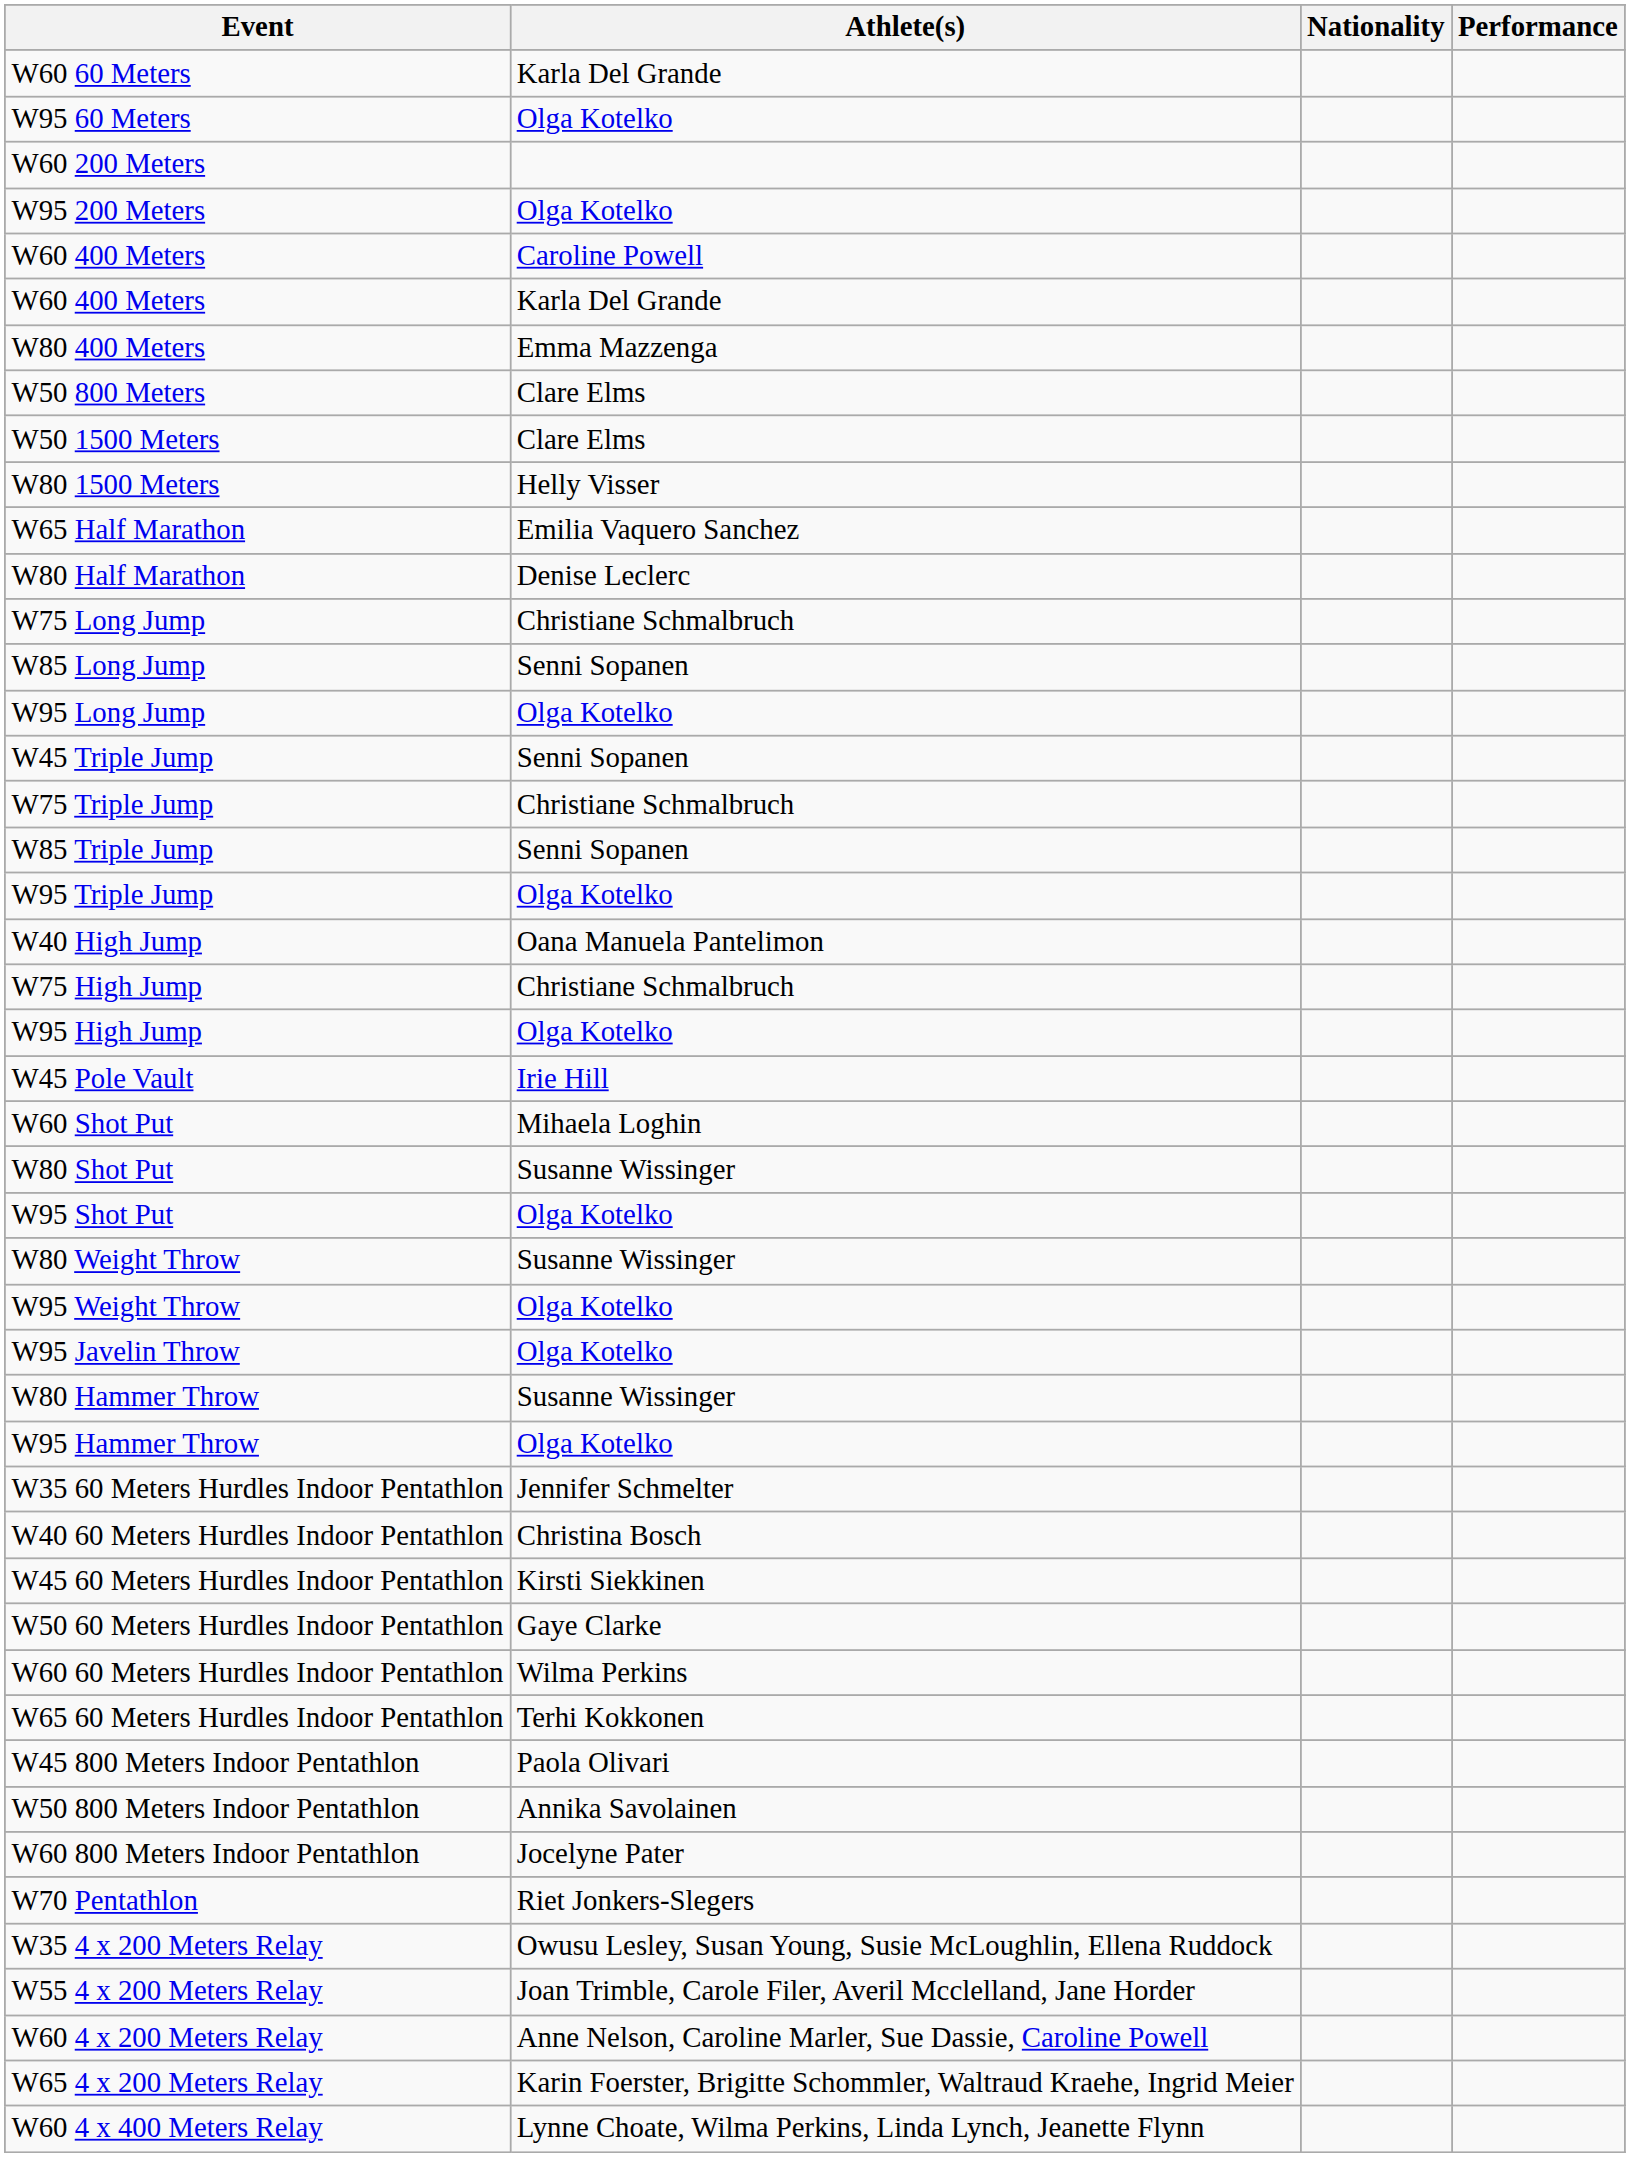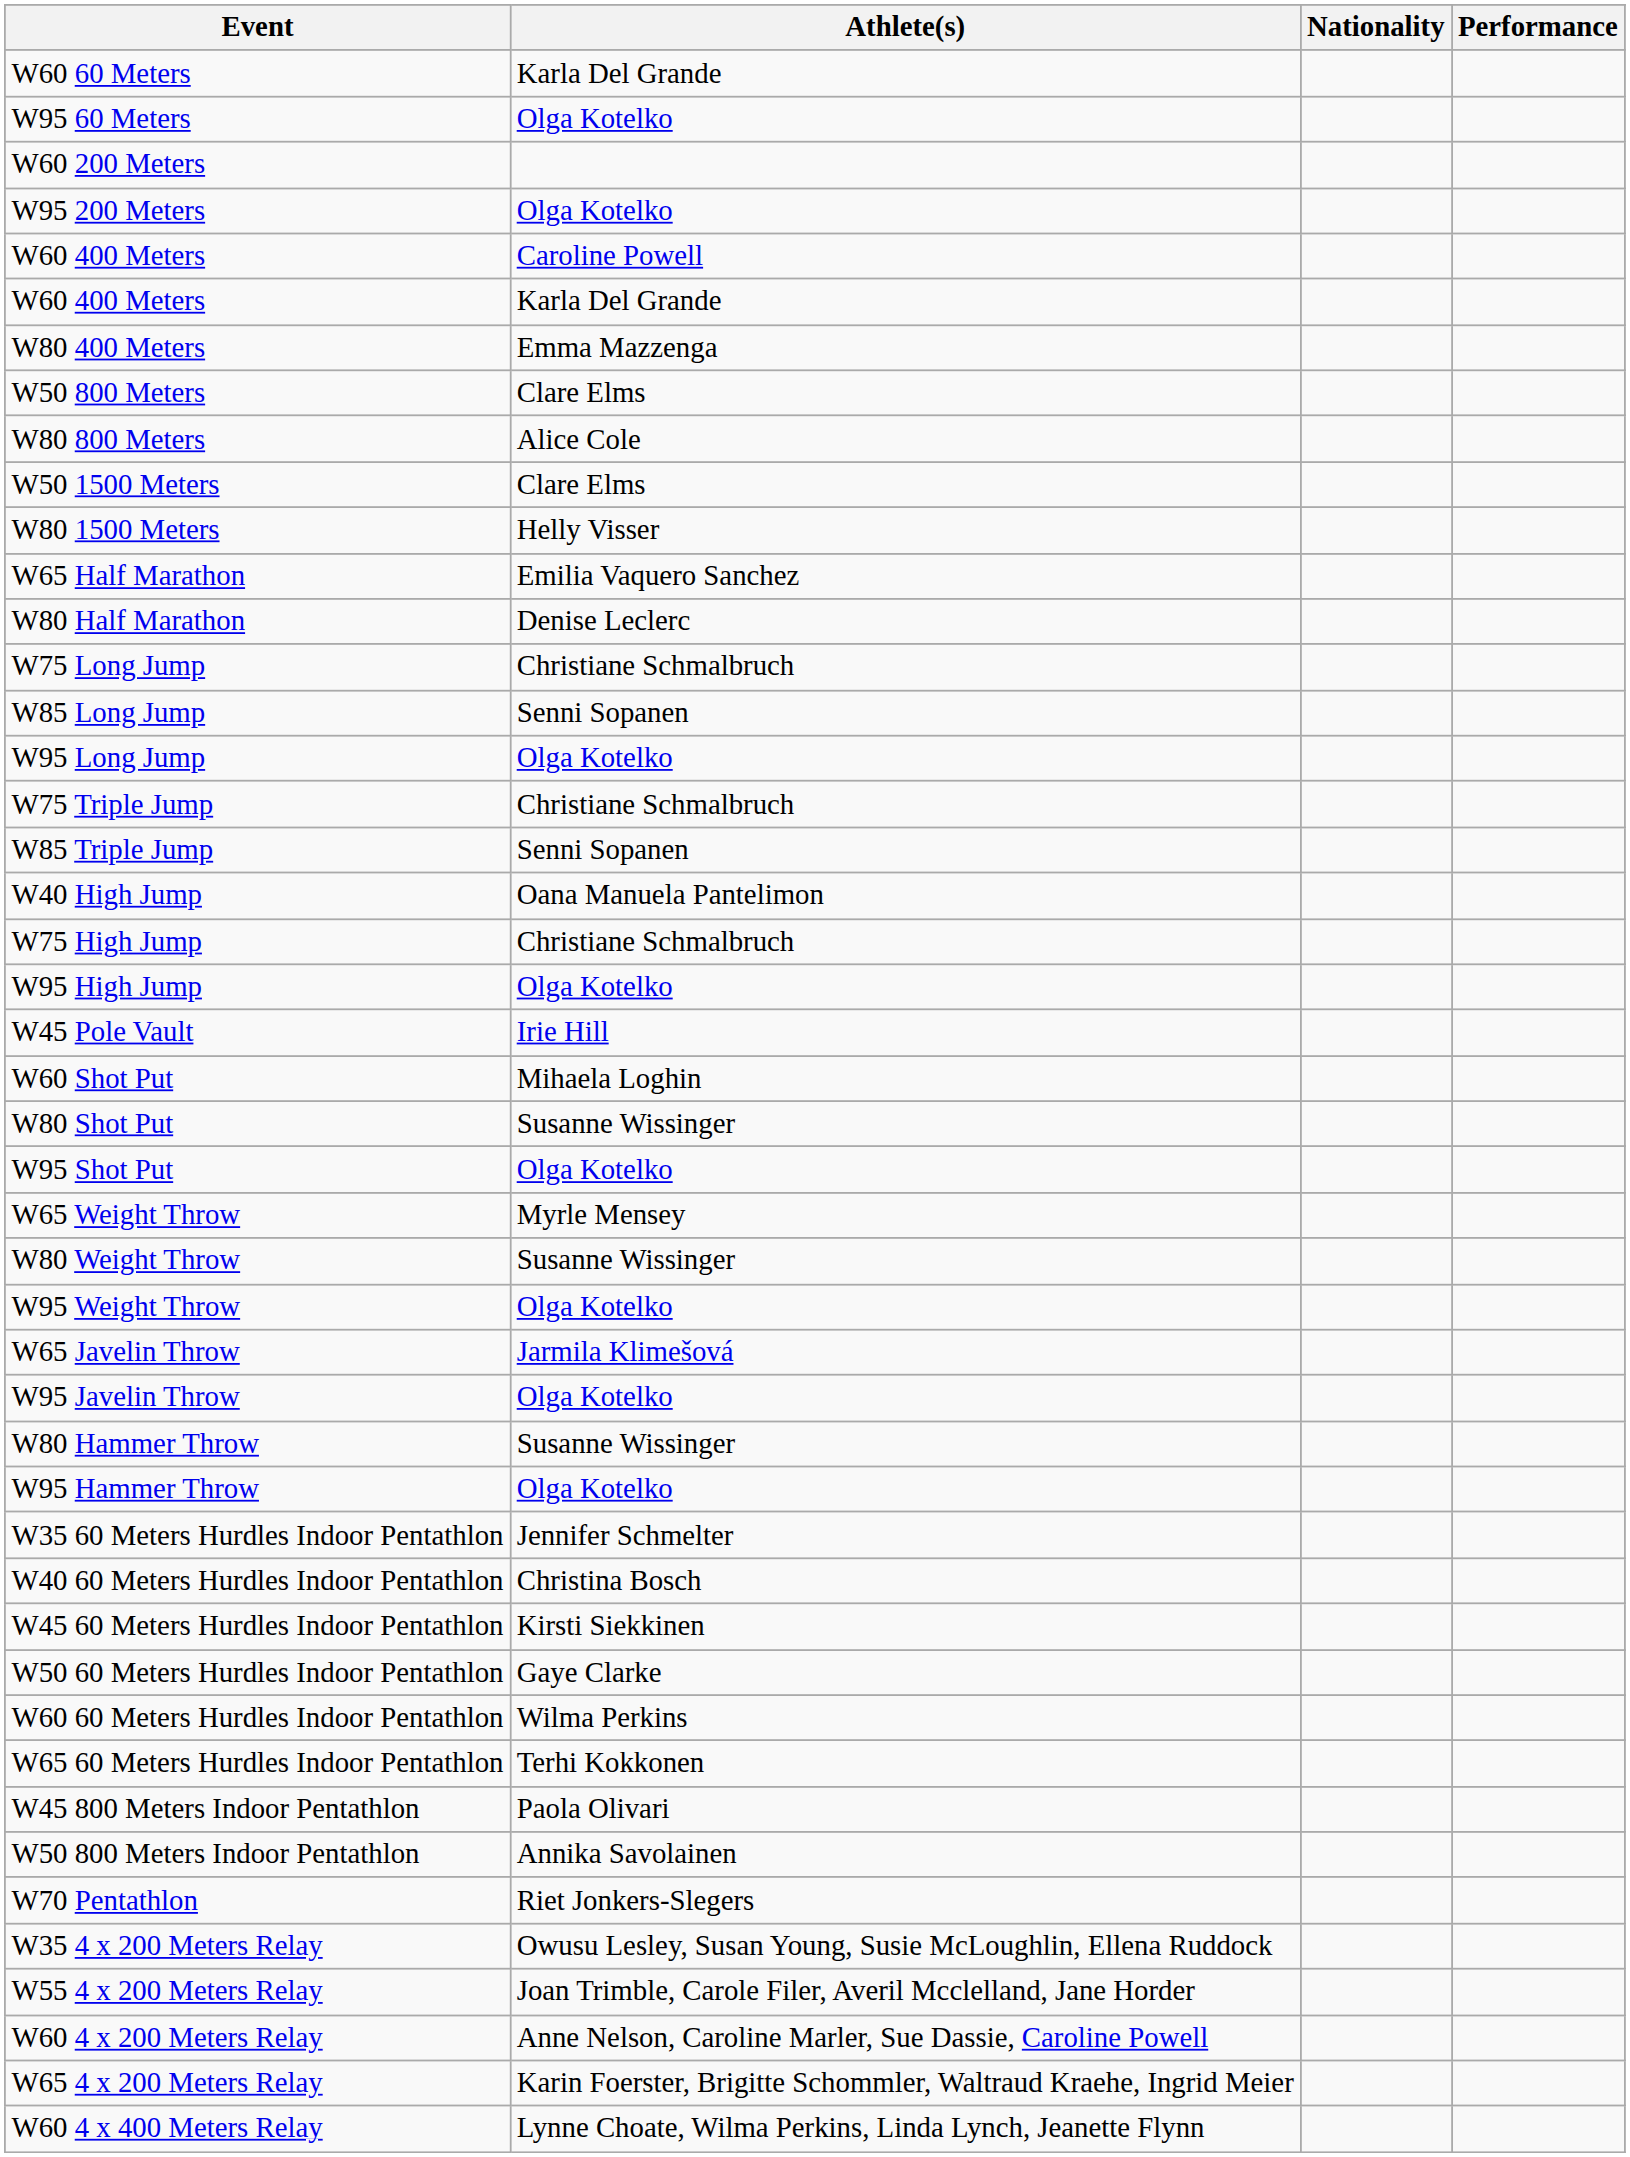+ row: (108, 438)
- row: (112, 758)
- row: (112, 895)
+ row: (126, 1214)
+ row: (126, 1351)
- row: (215, 1854)
